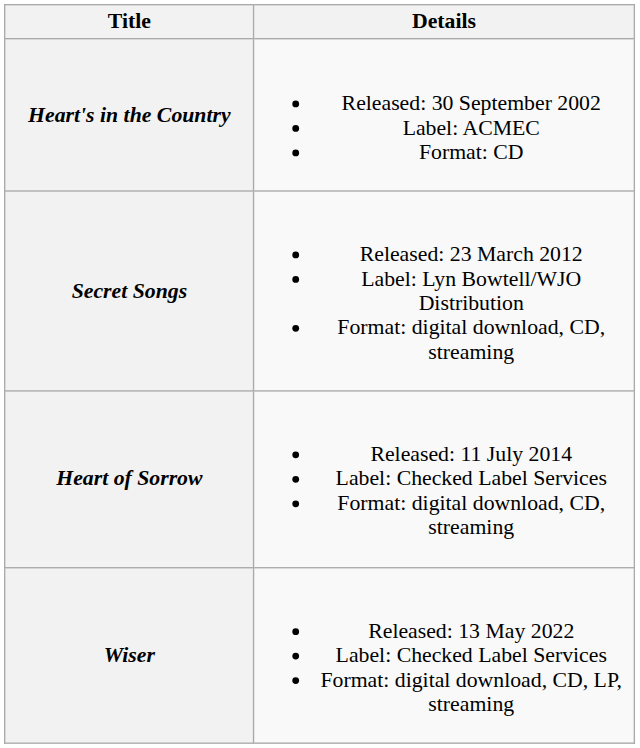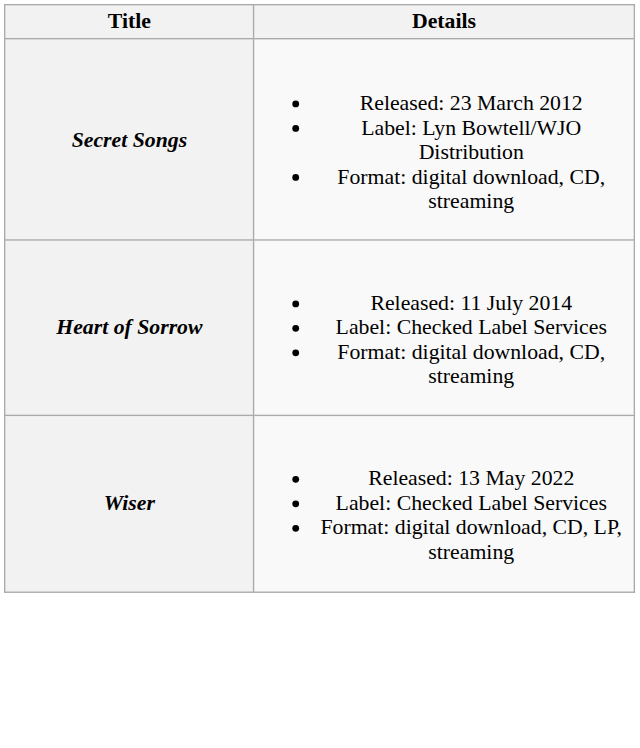- row: (129, 114)
